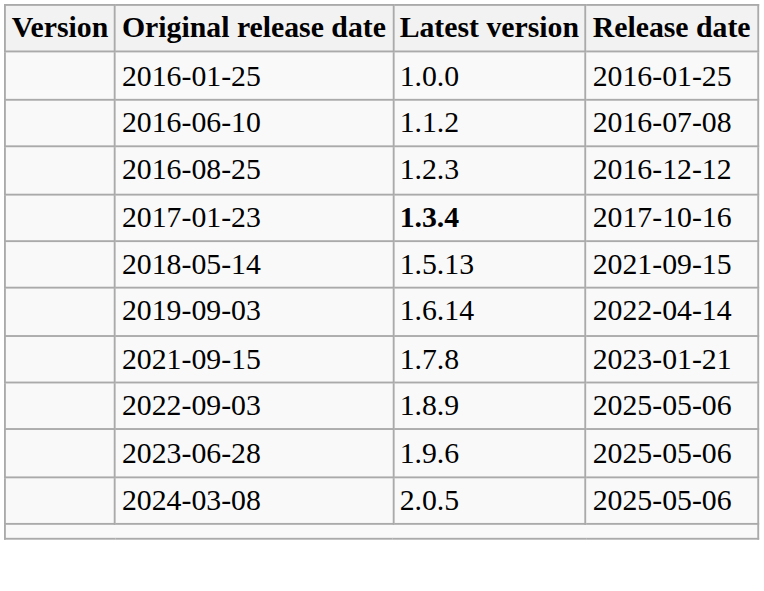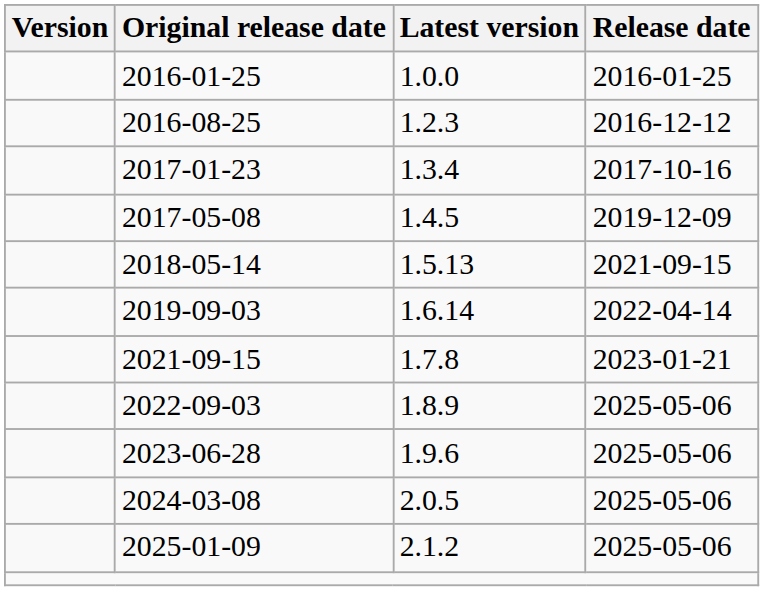- row: (191, 122)
(429, 216) bold -> (429, 169) normal
+ row: (191, 216)
+ row: (191, 547)
